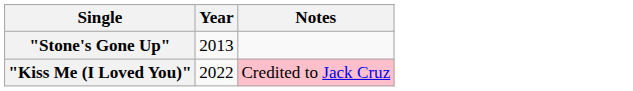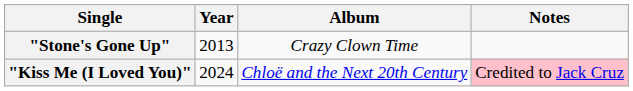+ column: (354, 18)
(216, 72) 2022 -> (216, 72) 2024
